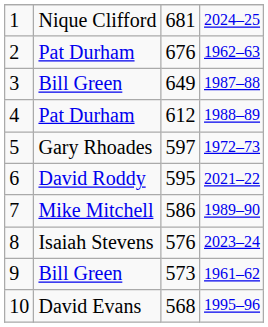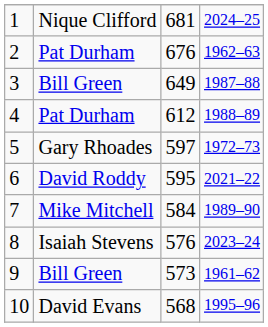(181, 210) 586 -> (181, 210) 584
